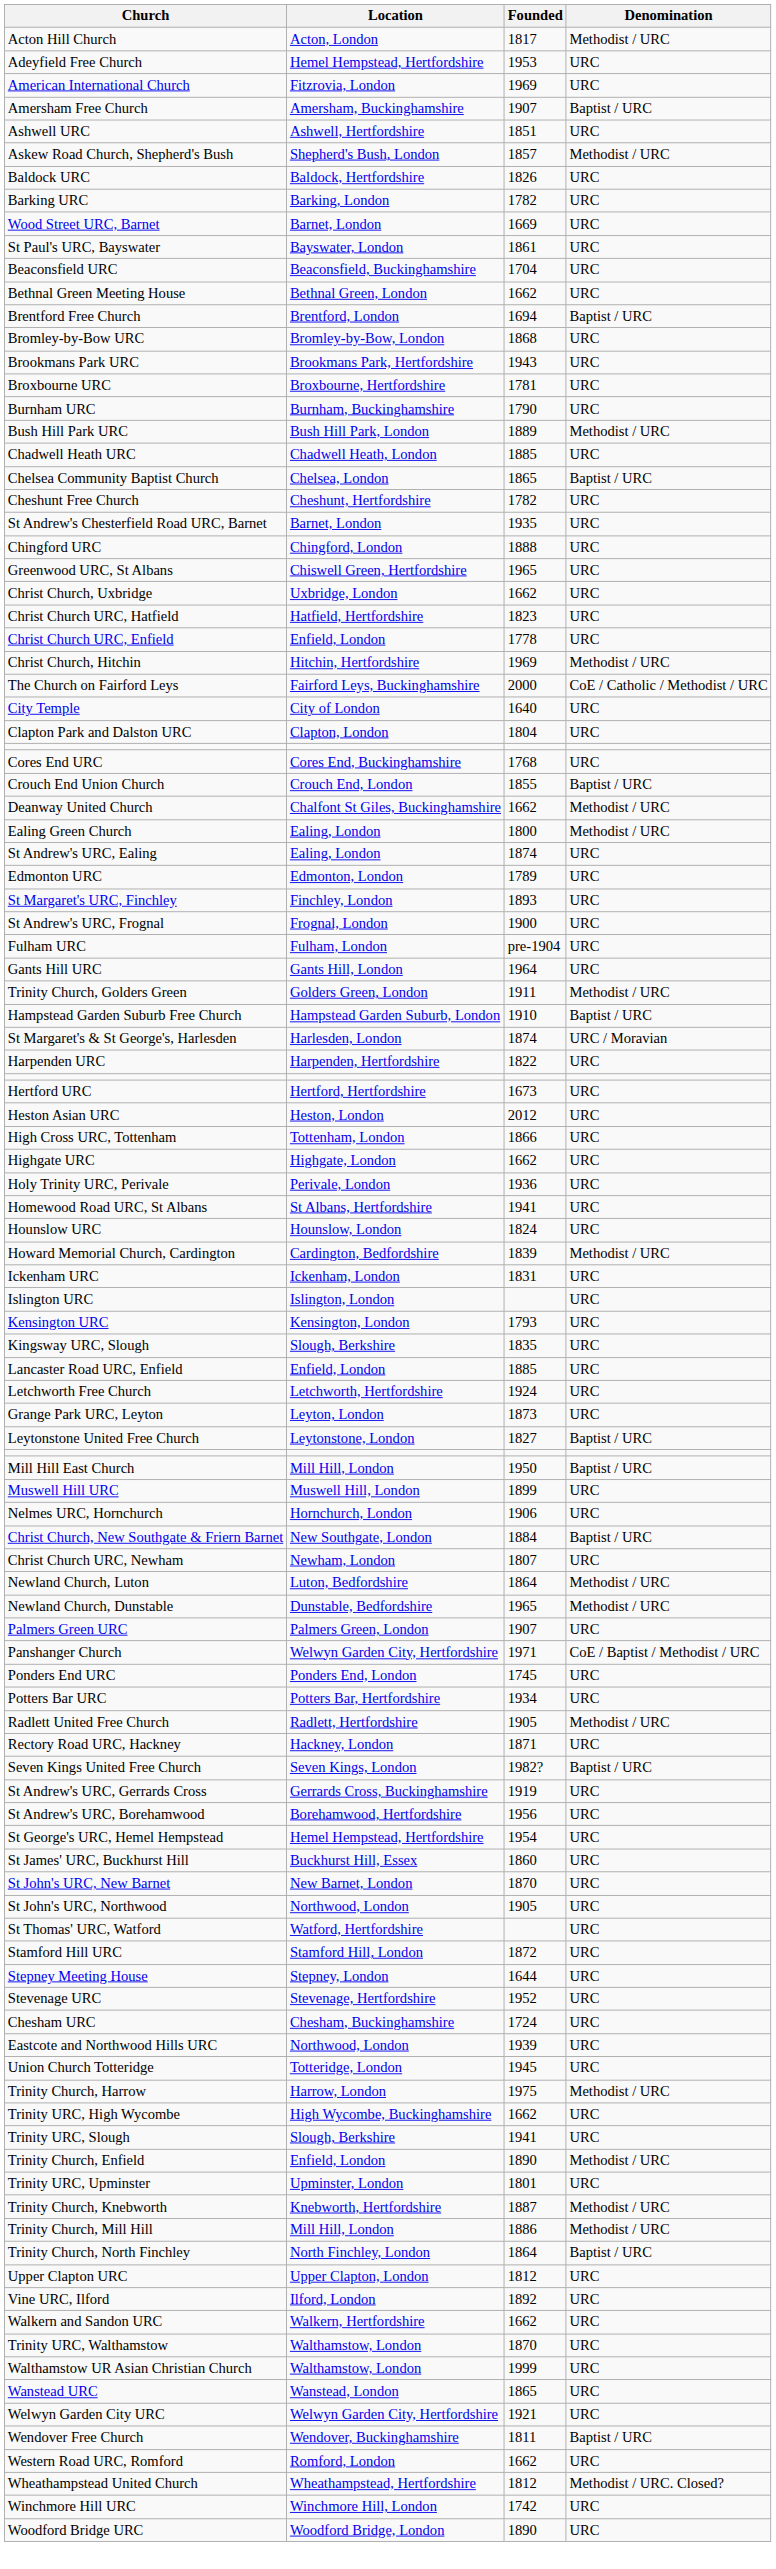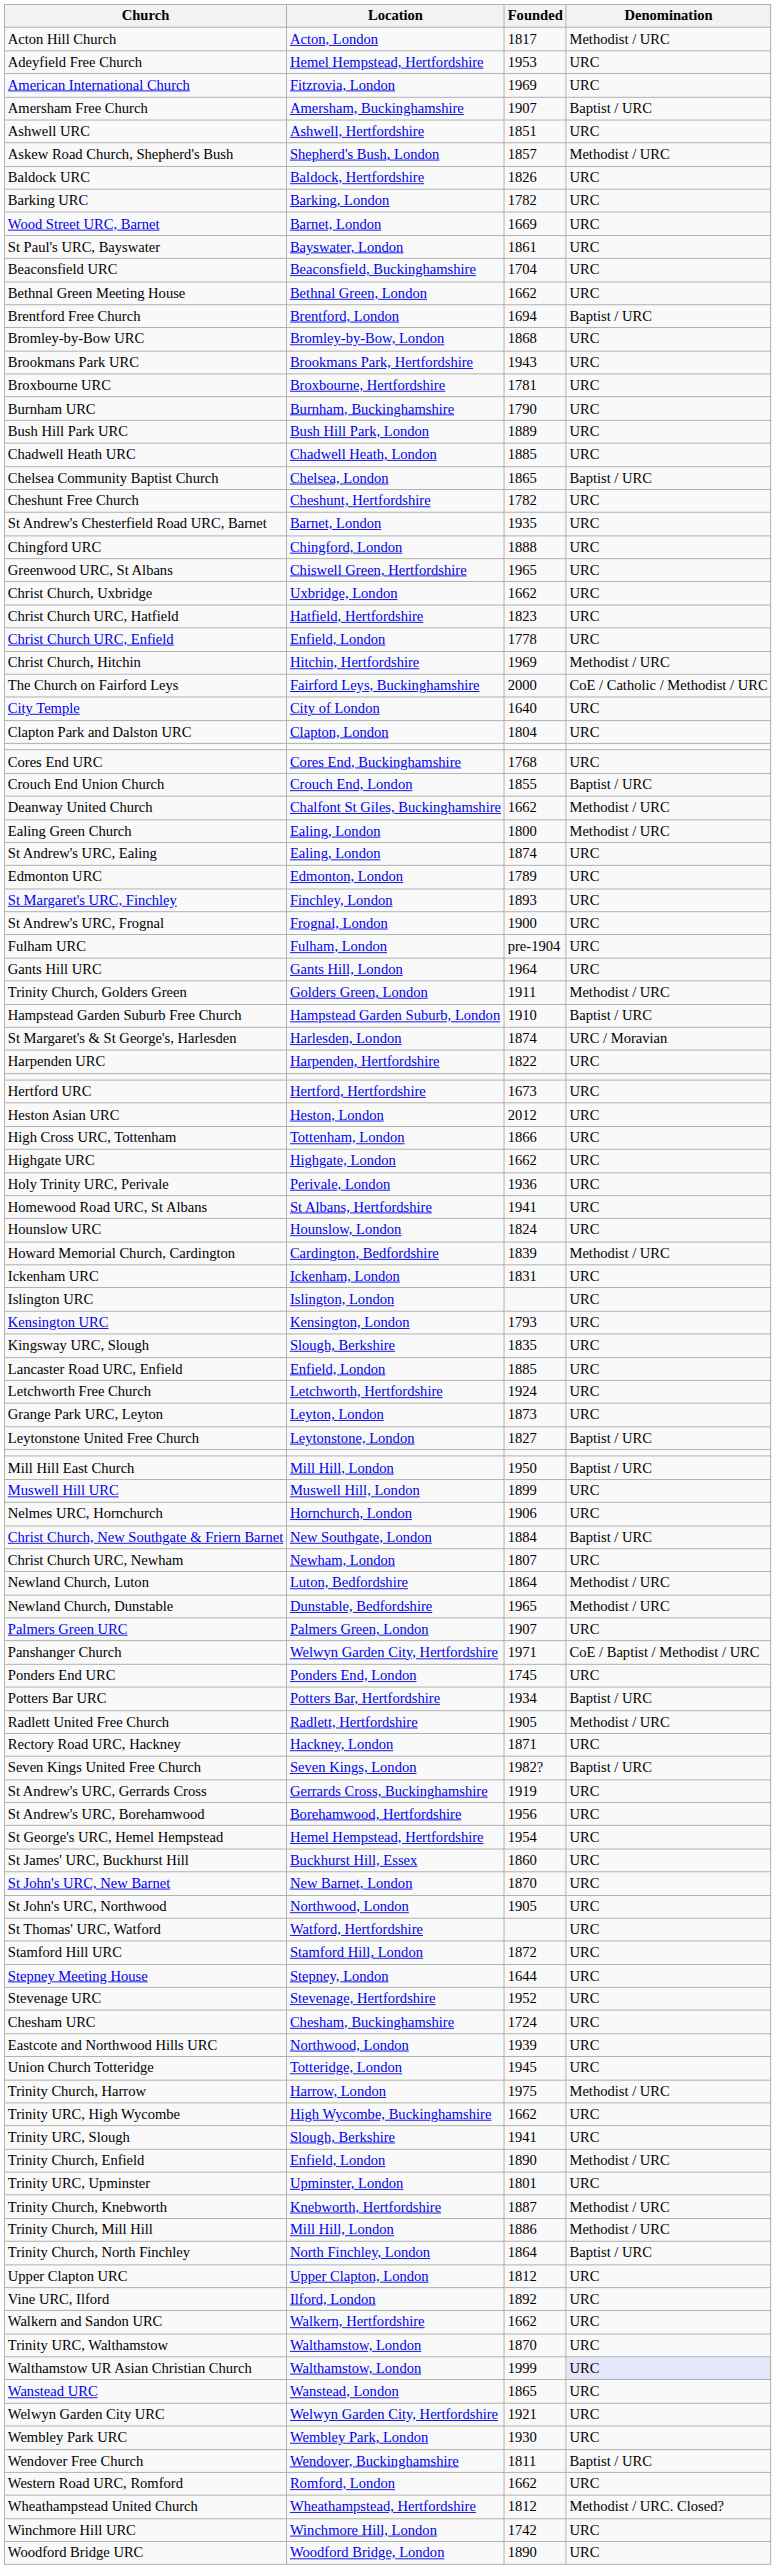(620, 431) Methodist / URC -> (584, 431) URC
(584, 1698) URC -> (611, 1698) Baptist / URC
(584, 2368) no background -> (584, 2368) lavender background
+ row: (67, 2437)
